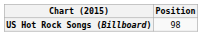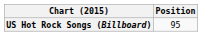(176, 25) 98 -> (176, 25) 95
